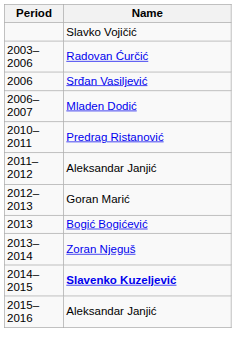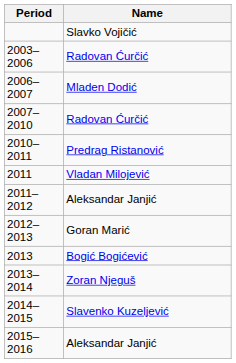- row: (20, 81)
+ row: (23, 119)
+ row: (19, 175)
(121, 280) bold -> (118, 311) normal
